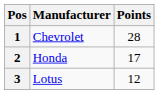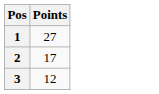- column: (72, 15)
(134, 36) 28 -> (50, 36) 27
